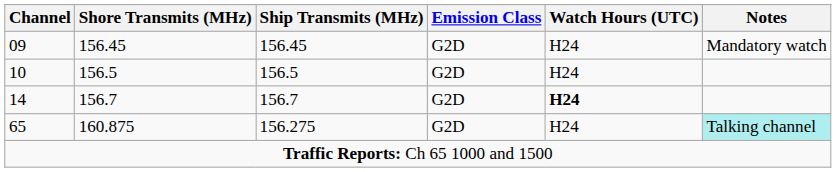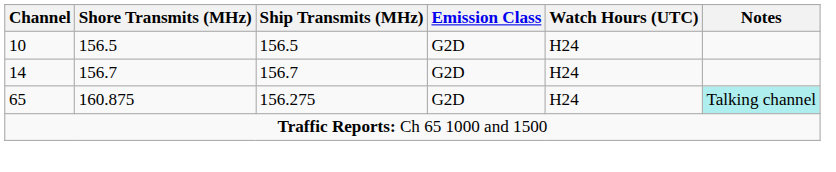- row: (17, 45)
(564, 99) bold -> (564, 72) normal
